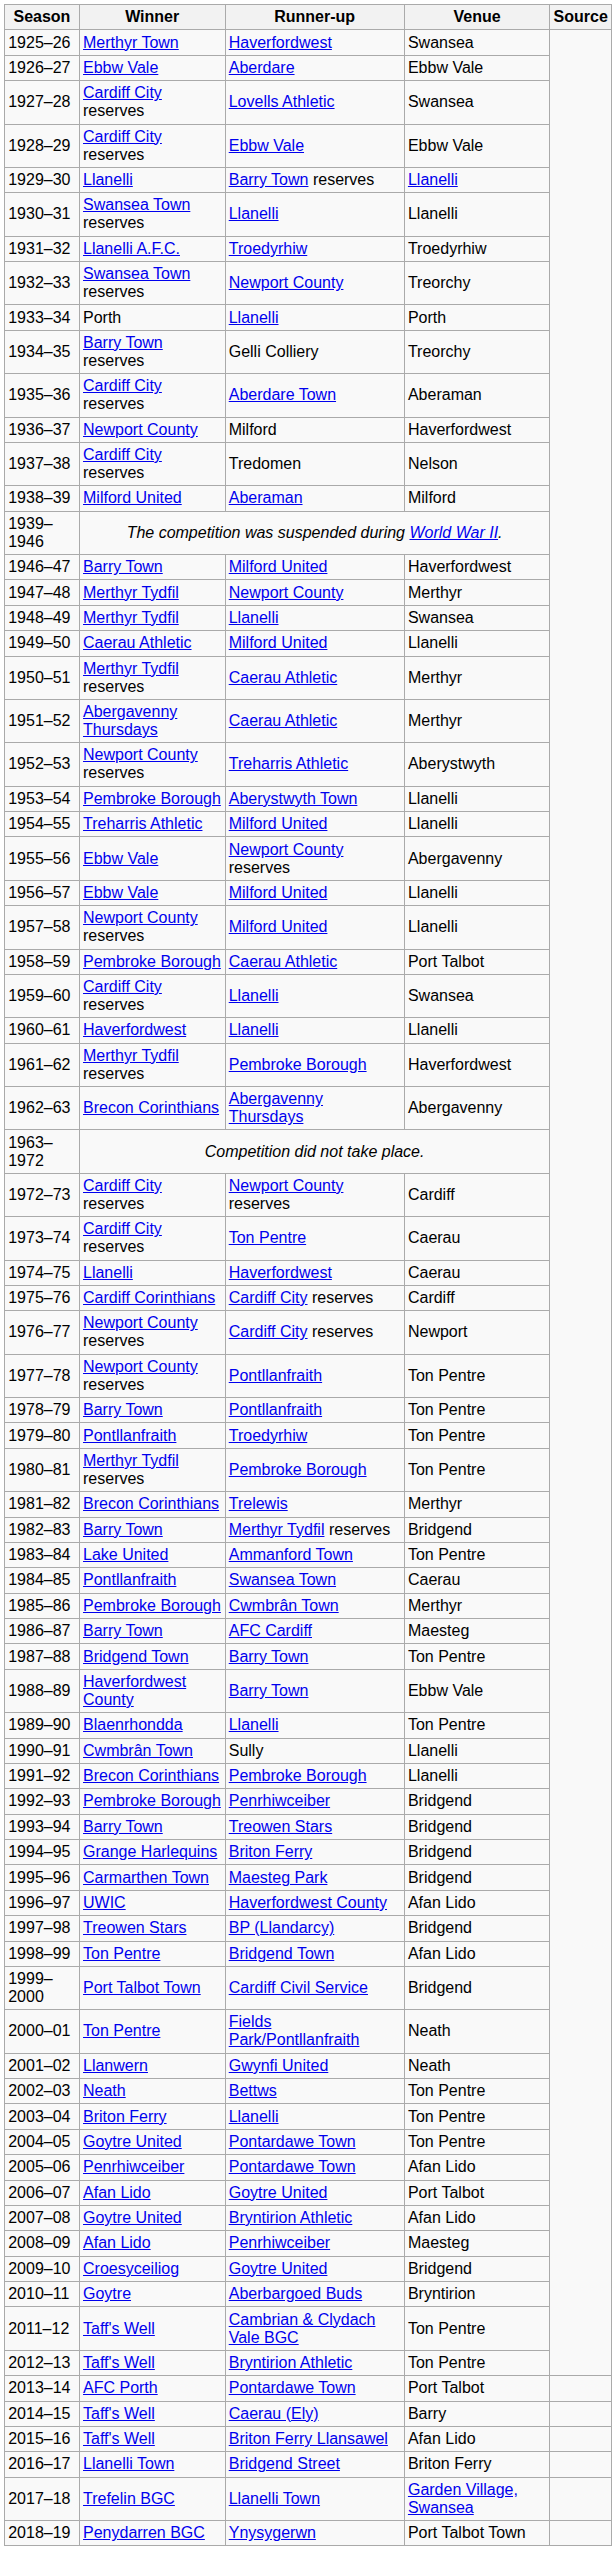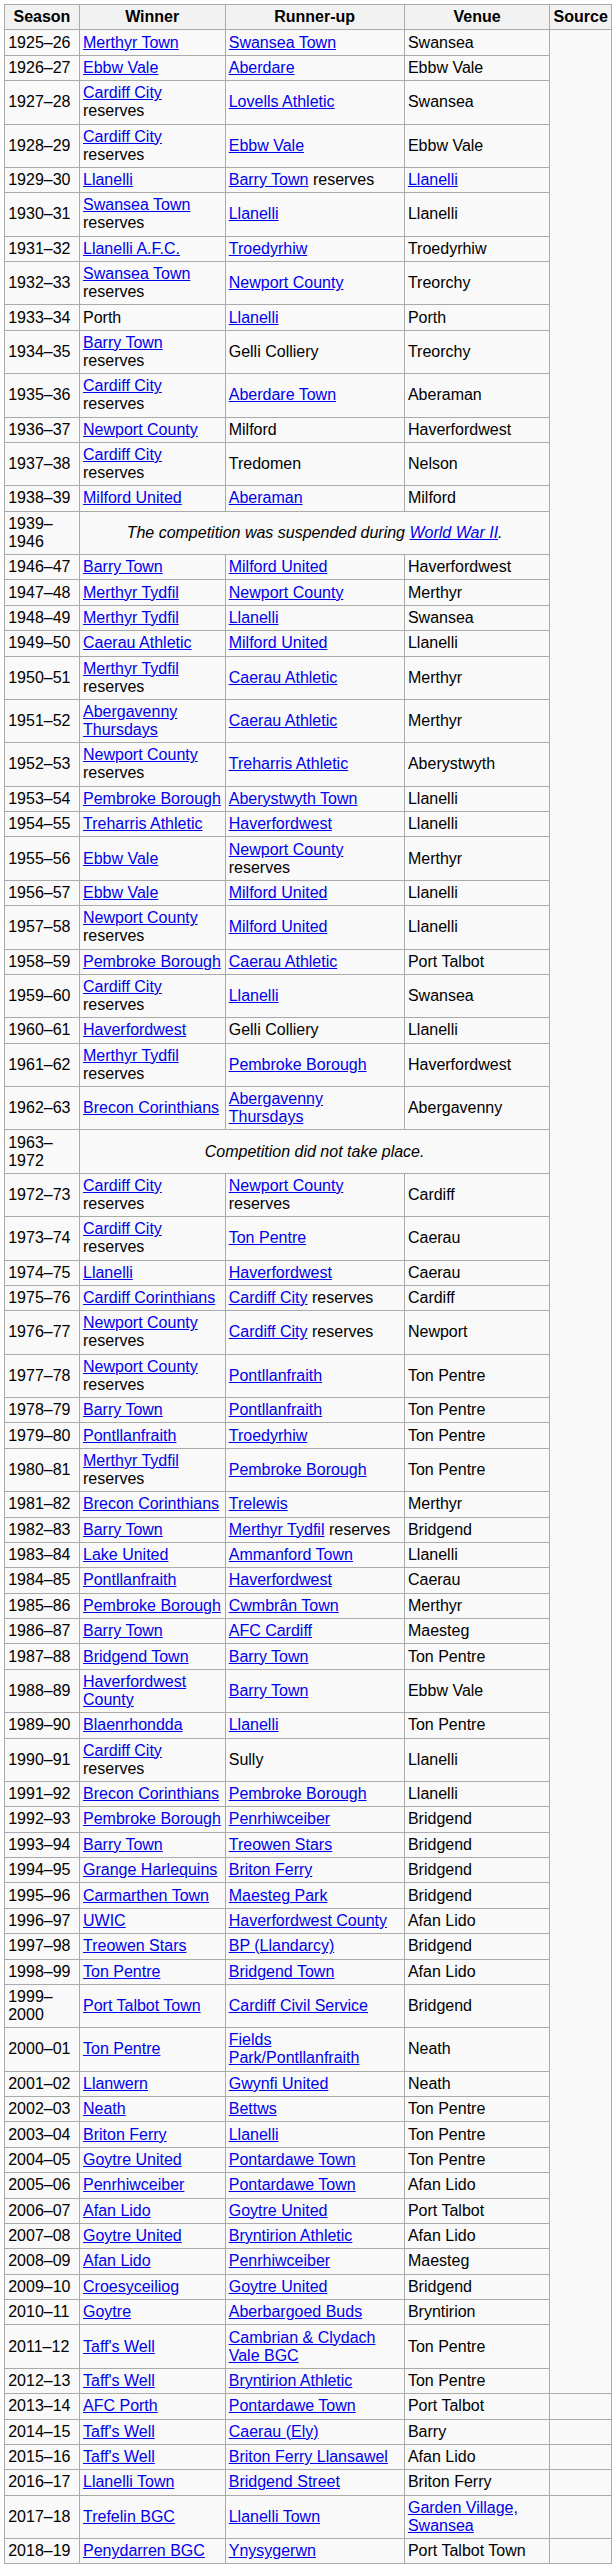(280, 42) Haverfordwest -> (282, 42) Swansea Town
(278, 824) Milford United -> (280, 824) Haverfordwest
(455, 858) Abergavenny -> (435, 858) Merthyr
(254, 1030) Llanelli -> (274, 1030) Gelli Colliery
(447, 1555) Ton Pentre -> (433, 1555) Llanelli
(282, 1580) Swansea Town -> (280, 1580) Haverfordwest
(138, 1750) Cwmbrân Town -> (122, 1759) Cardiff City reserves
